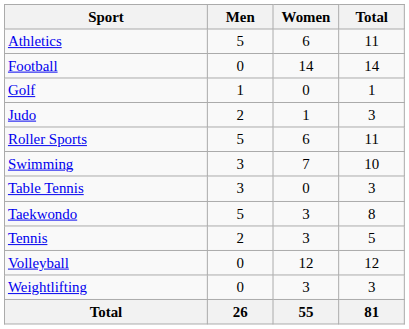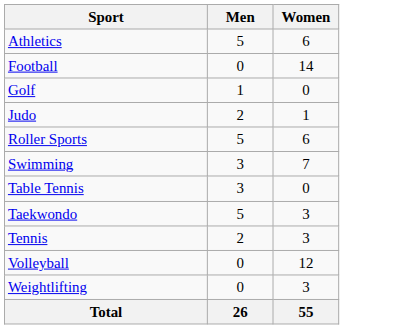- column: (372, 16)
